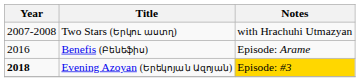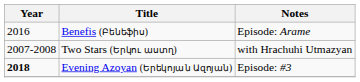rows swapped: (119, 31) <-> (105, 49)
(264, 67) gold background -> (264, 67) no background
